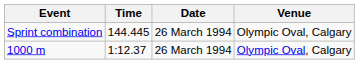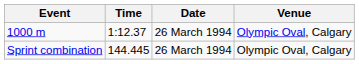rows swapped: (26, 50) <-> (55, 31)
